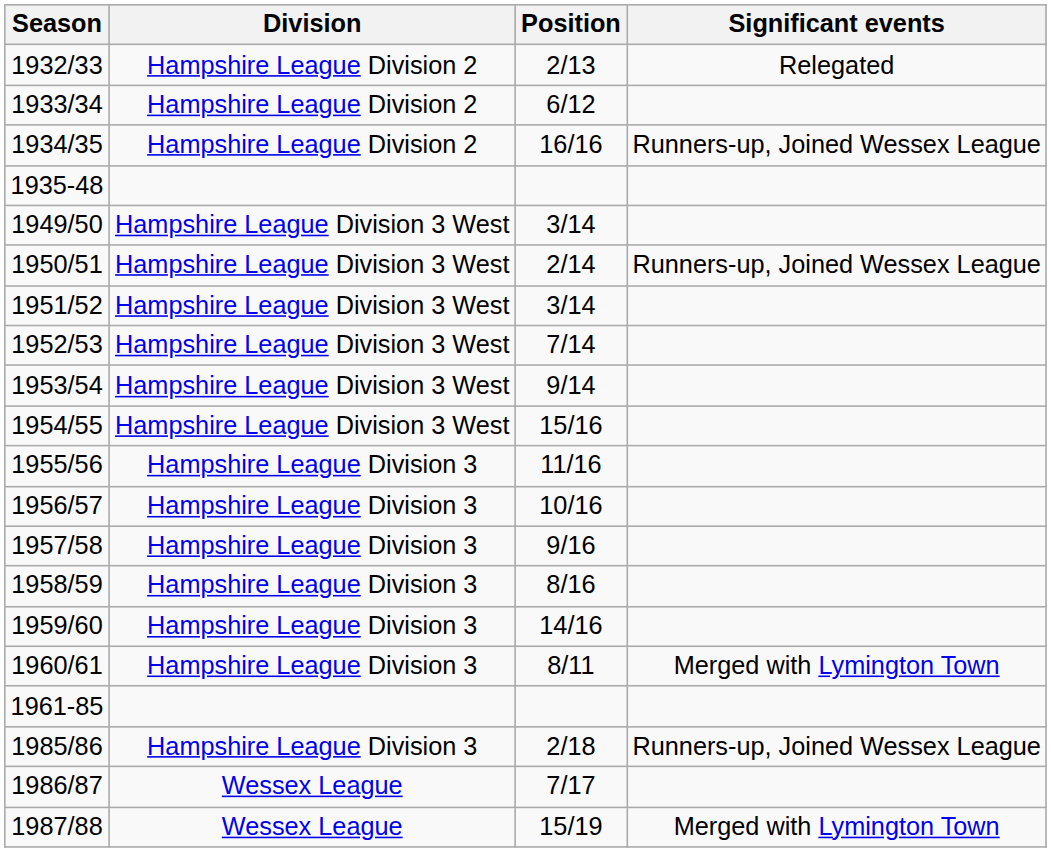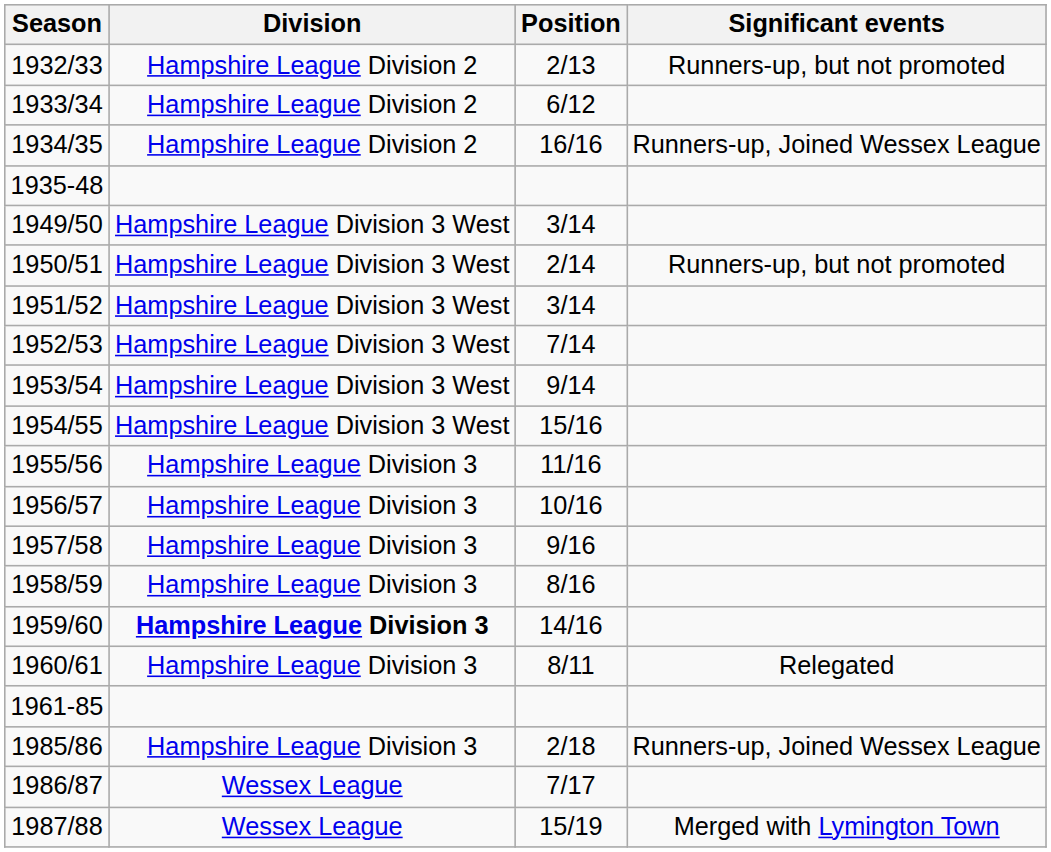(837, 64) Relegated -> (837, 64) Runners-up, but not promoted
(837, 265) Runners-up, Joined Wessex League -> (837, 265) Runners-up, but not promoted
(312, 625) normal -> (312, 625) bold
(837, 666) Merged with Lymington Town -> (837, 666) Relegated
